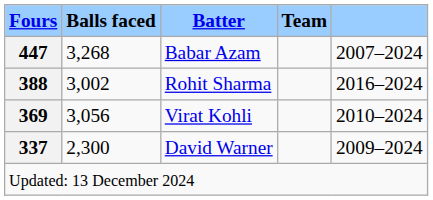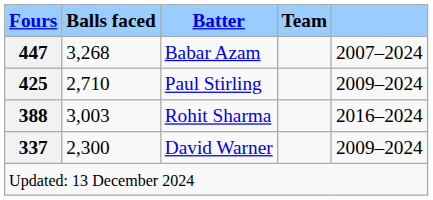+ row: (213, 84)
(88, 84) 3,002 -> (88, 116) 3,003
- row: (208, 116)
